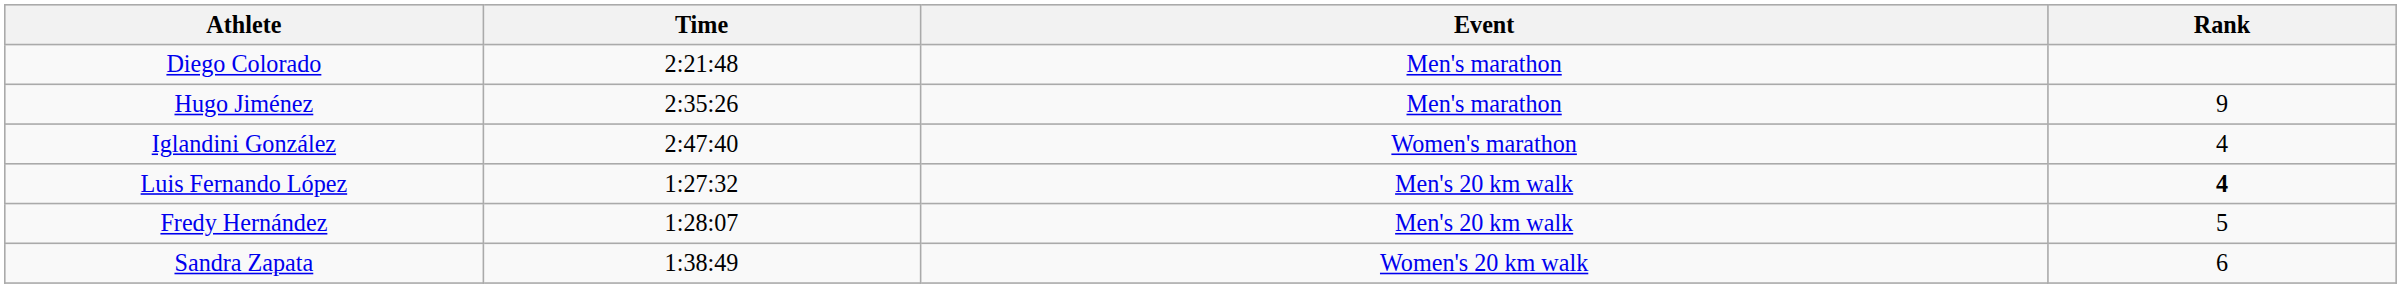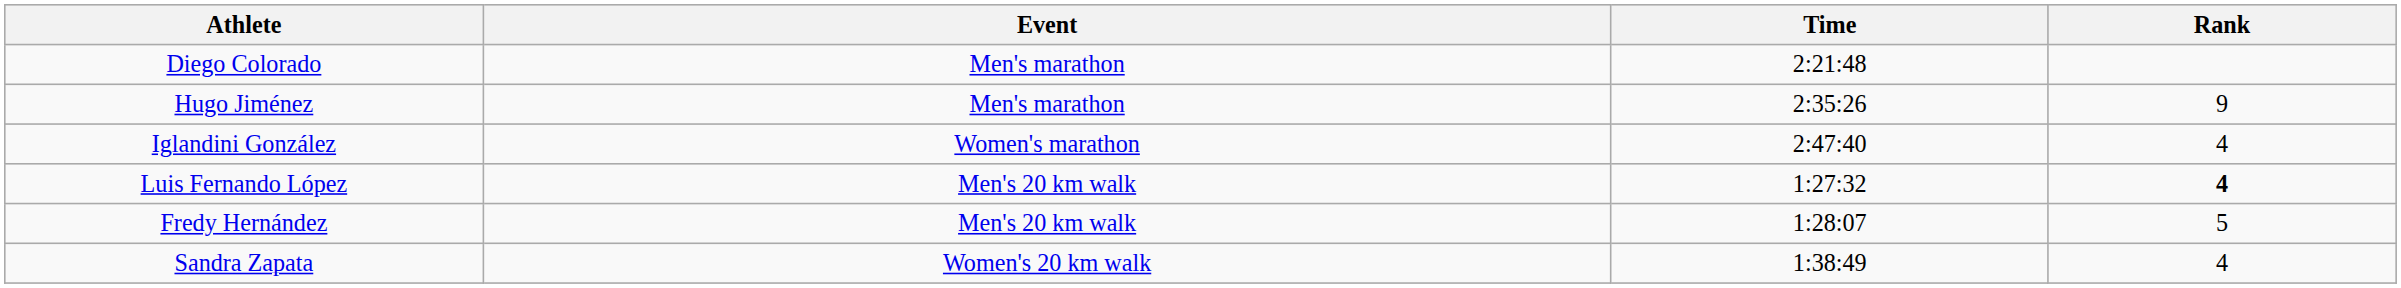columns swapped: (1484, 24) <-> (701, 24)
(2222, 263) 6 -> (2222, 263) 4
